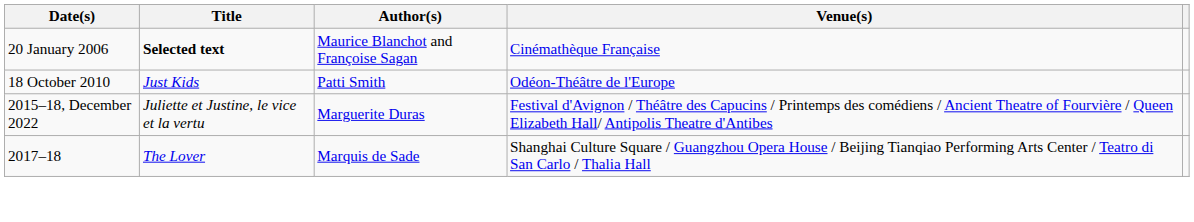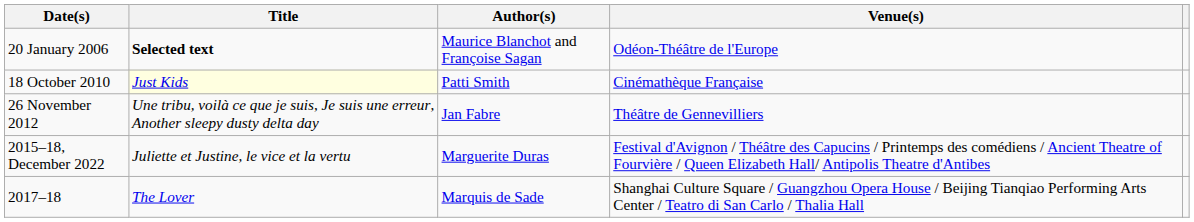(585, 49) Cinémathèque Française -> (696, 49) Odéon-Théâtre de l'Europe
(171, 81) no background -> (160, 81) lightyellow background
(592, 81) Odéon-Théâtre de l'Europe -> (688, 81) Cinémathèque Française
+ row: (50, 114)
